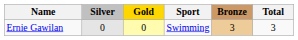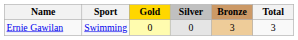columns swapped: (188, 12) <-> (103, 12)
